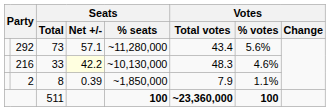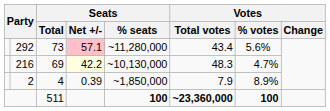(92, 47) no background -> (92, 47) pink background
(58, 64) 33 -> (58, 64) 69
(266, 64) 4.6% -> (266, 64) 4.7%
(61, 81) 8 -> (61, 81) 4
(266, 81) 1.1% -> (266, 81) 8.9%
